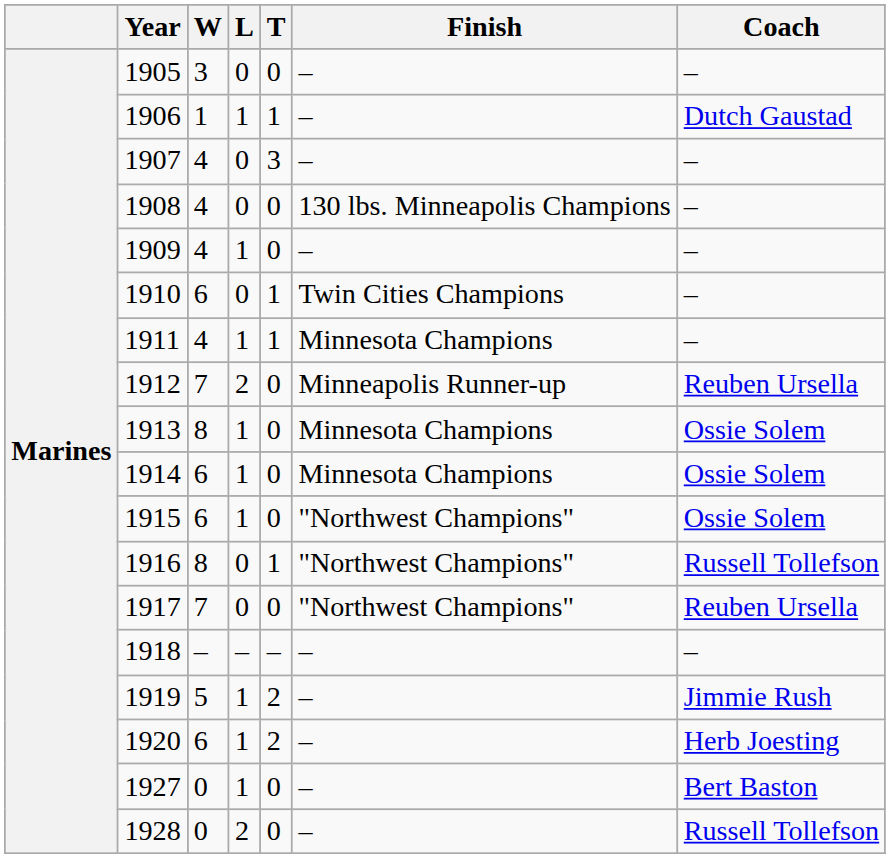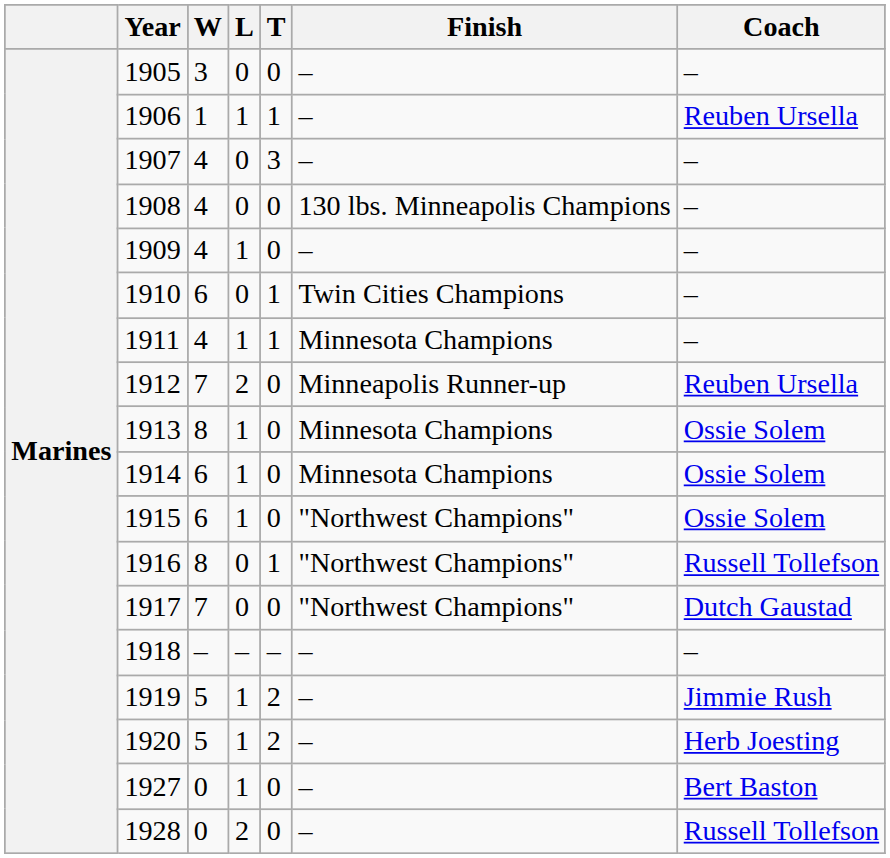(768, 116) Dutch Gaustad -> (771, 116) Reuben Ursella
(771, 607) Reuben Ursella -> (768, 607) Dutch Gaustad
(201, 741) 6 -> (201, 741) 5
